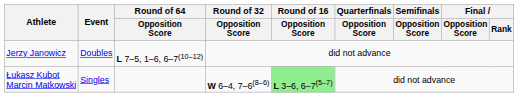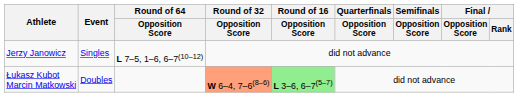(96, 54) Doubles -> (95, 54) Singles
(95, 80) Singles -> (96, 80) Doubles
(238, 85) no background -> (238, 85) lightsalmon background
